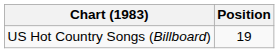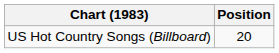(244, 36) 19 -> (244, 36) 20
